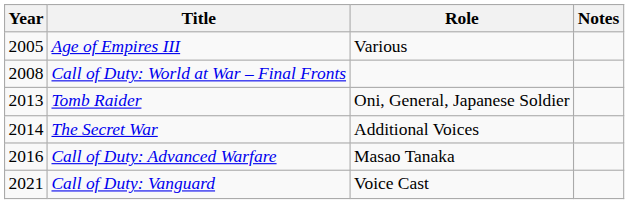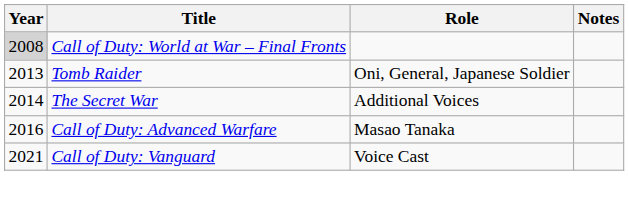- row: (116, 45)
(26, 73) no background -> (26, 45) lightgrey background
